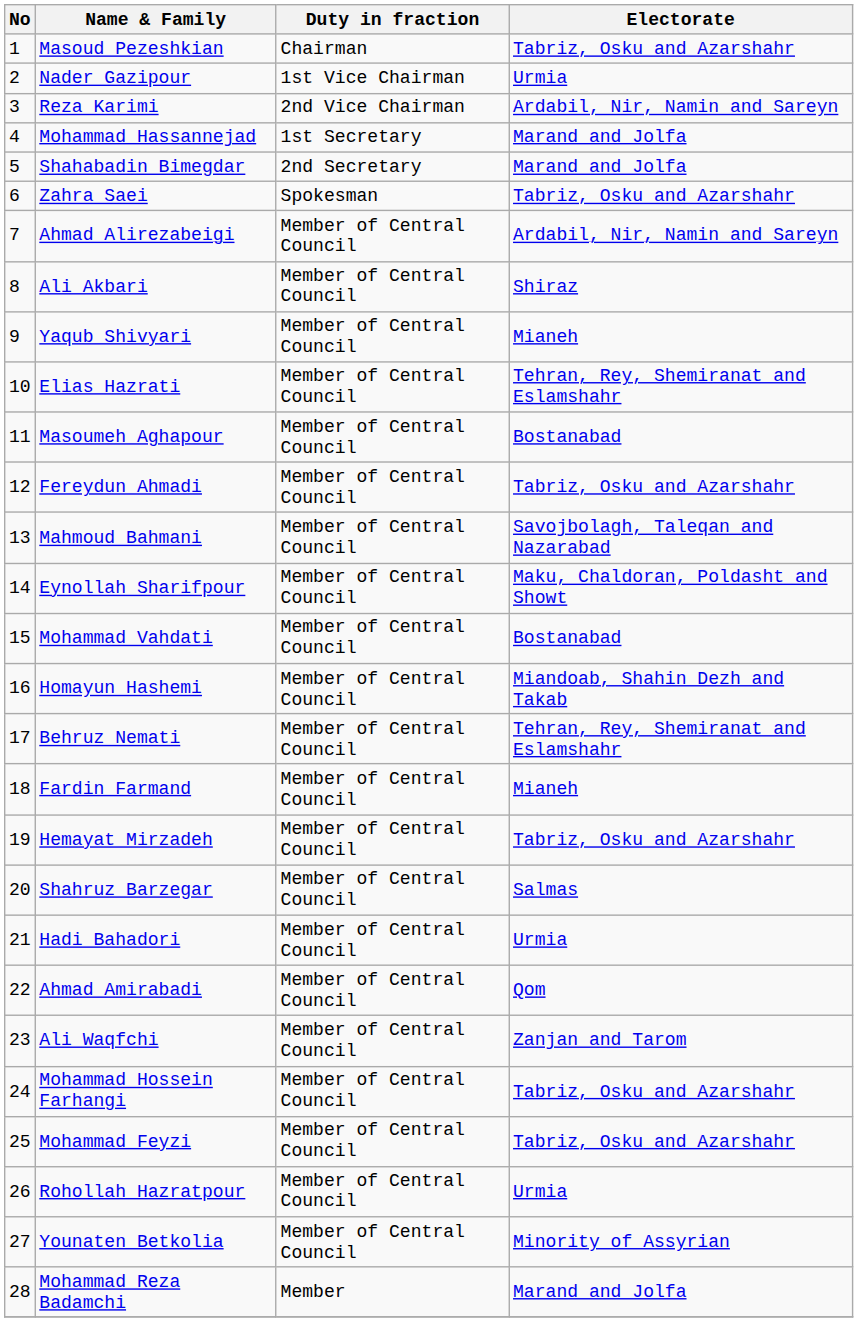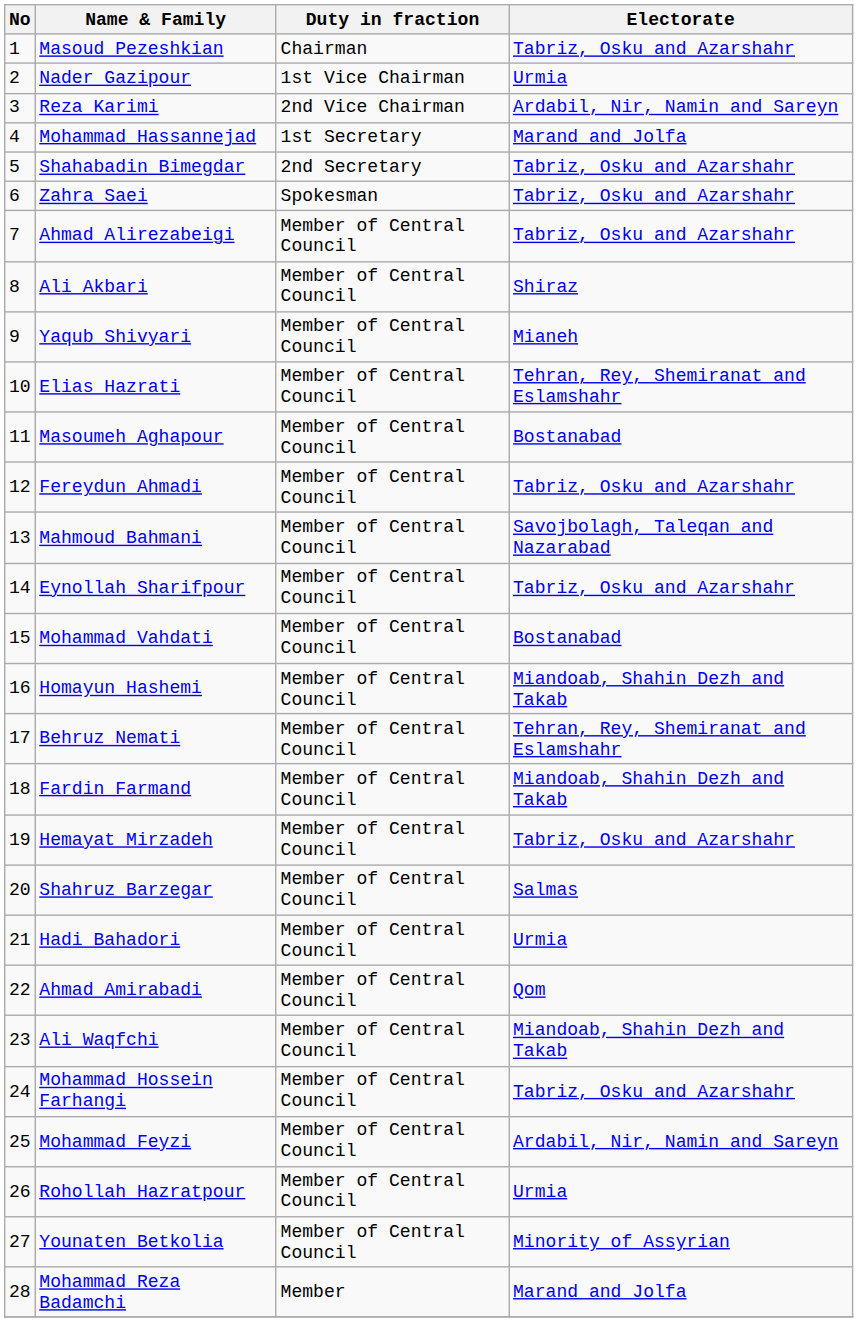(600, 167) Marand and Jolfa -> (654, 167) Tabriz, Osku and Azarshahr
(676, 236) Ardabil, Nir, Namin and Sareyn -> (654, 236) Tabriz, Osku and Azarshahr
(670, 588) Maku, Chaldoran, Poldasht and Showt -> (654, 588) Tabriz, Osku and Azarshahr
(546, 789) Mianeh -> (649, 789) Miandoab, Shahin Dezh and Takab
(600, 1041) Zanjan and Tarom -> (649, 1041) Miandoab, Shahin Dezh and Takab
(654, 1141) Tabriz, Osku and Azarshahr -> (676, 1141) Ardabil, Nir, Namin and Sareyn
